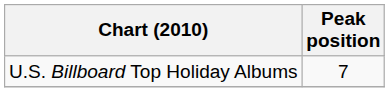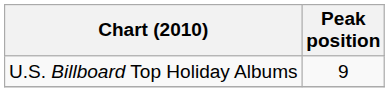(343, 71) 7 -> (343, 71) 9
